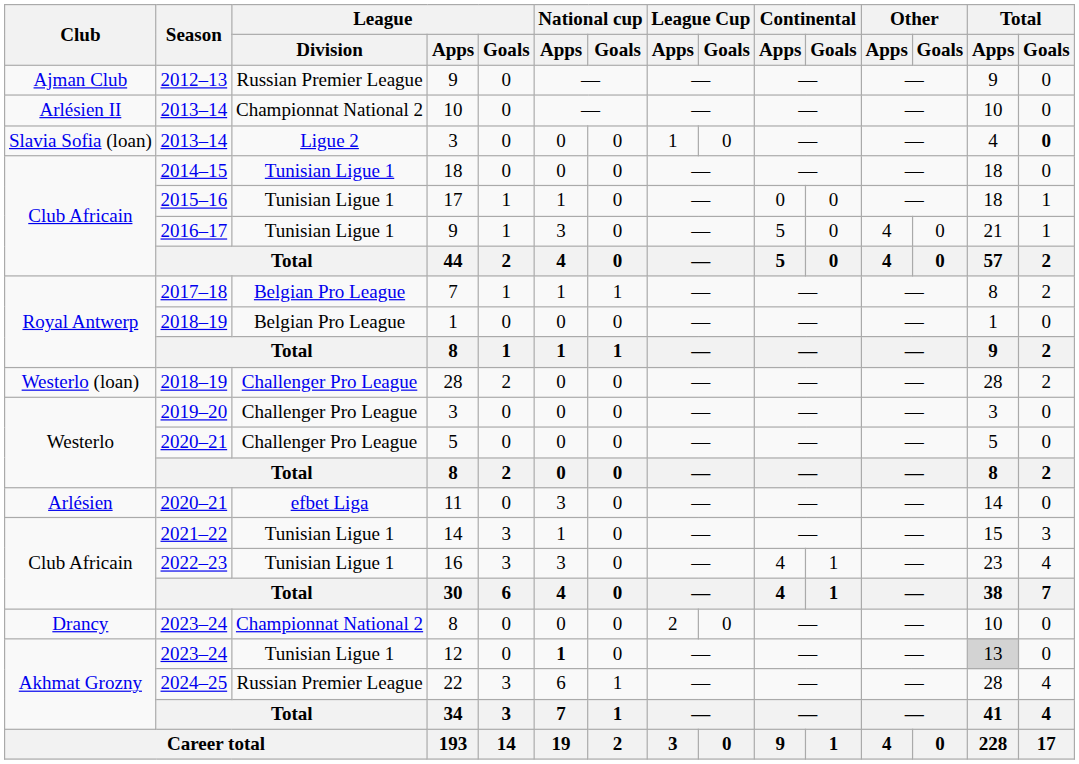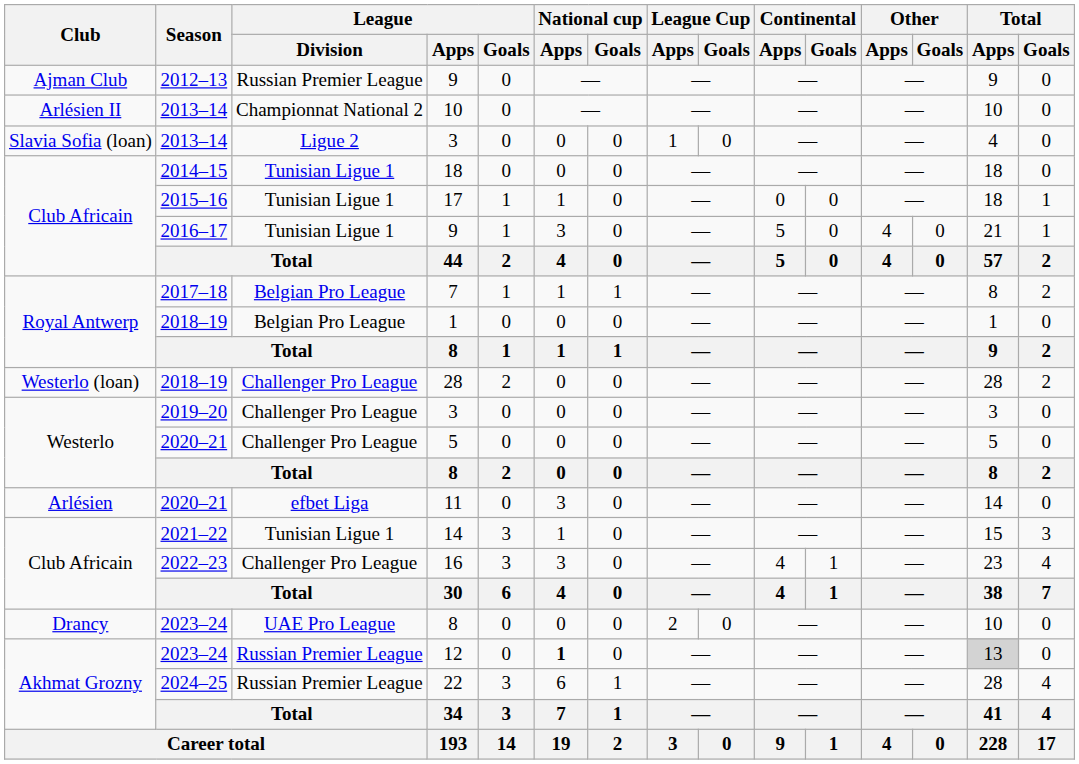(1046, 140) bold -> (1046, 140) normal
(330, 563) Tunisian Ligue 1 -> (330, 563) Challenger Pro League
(330, 623) Championnat National 2 -> (330, 623) UAE Pro League
(330, 653) Tunisian Ligue 1 -> (330, 653) Russian Premier League
